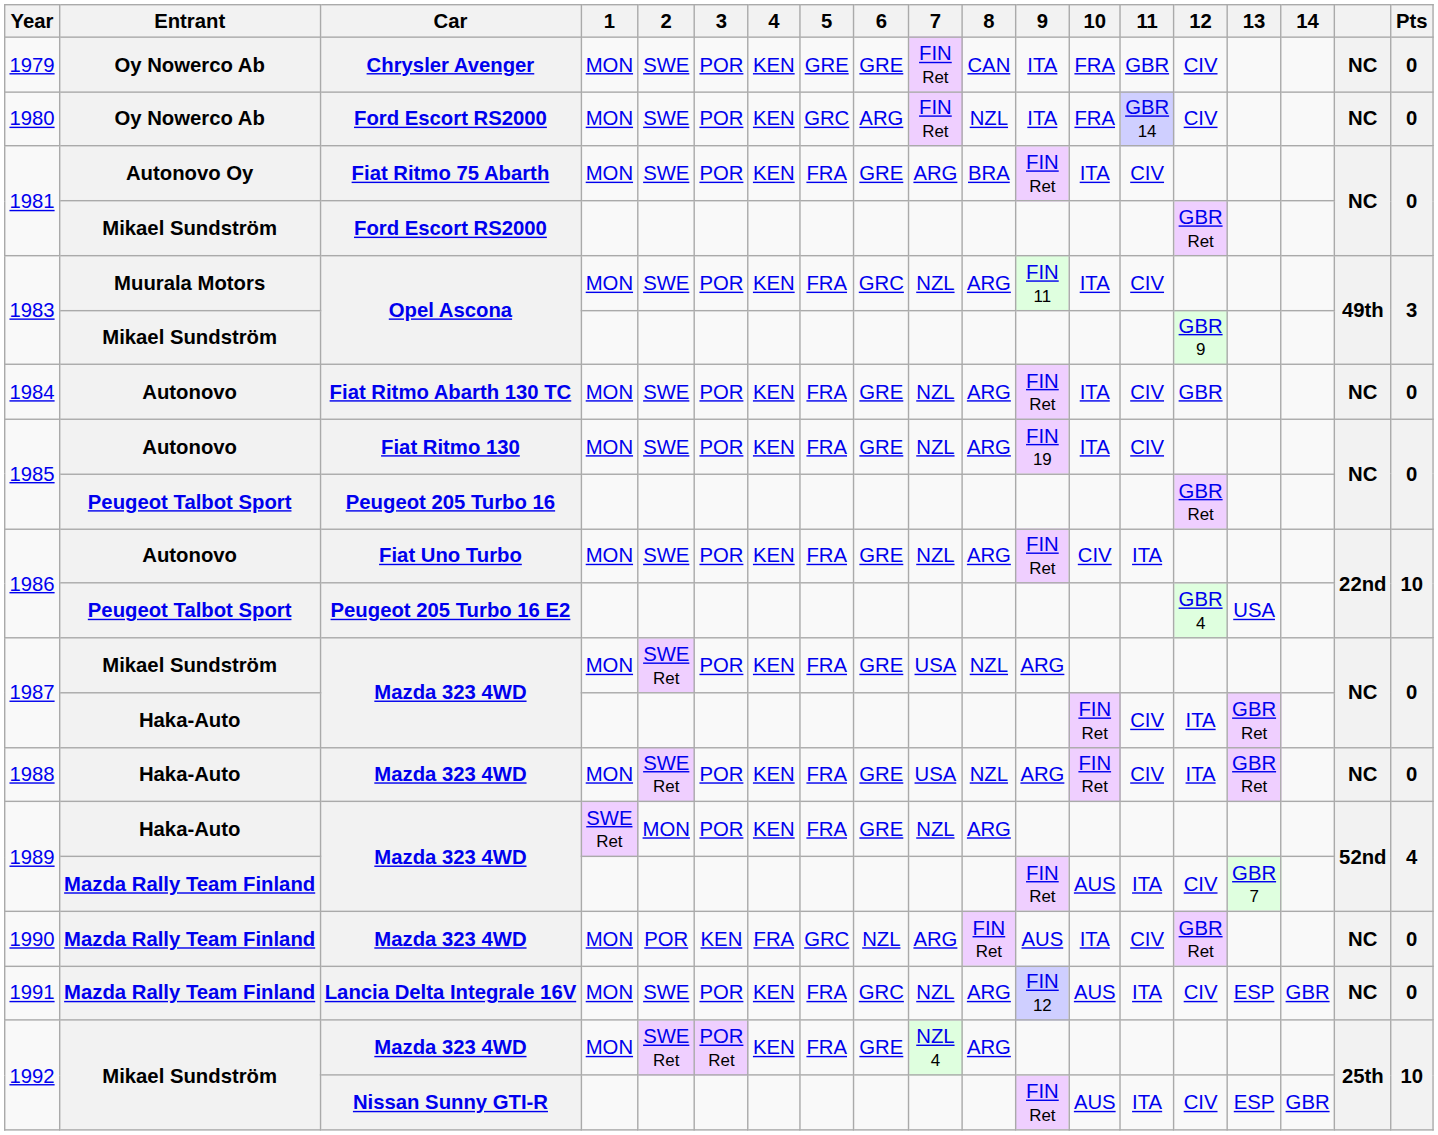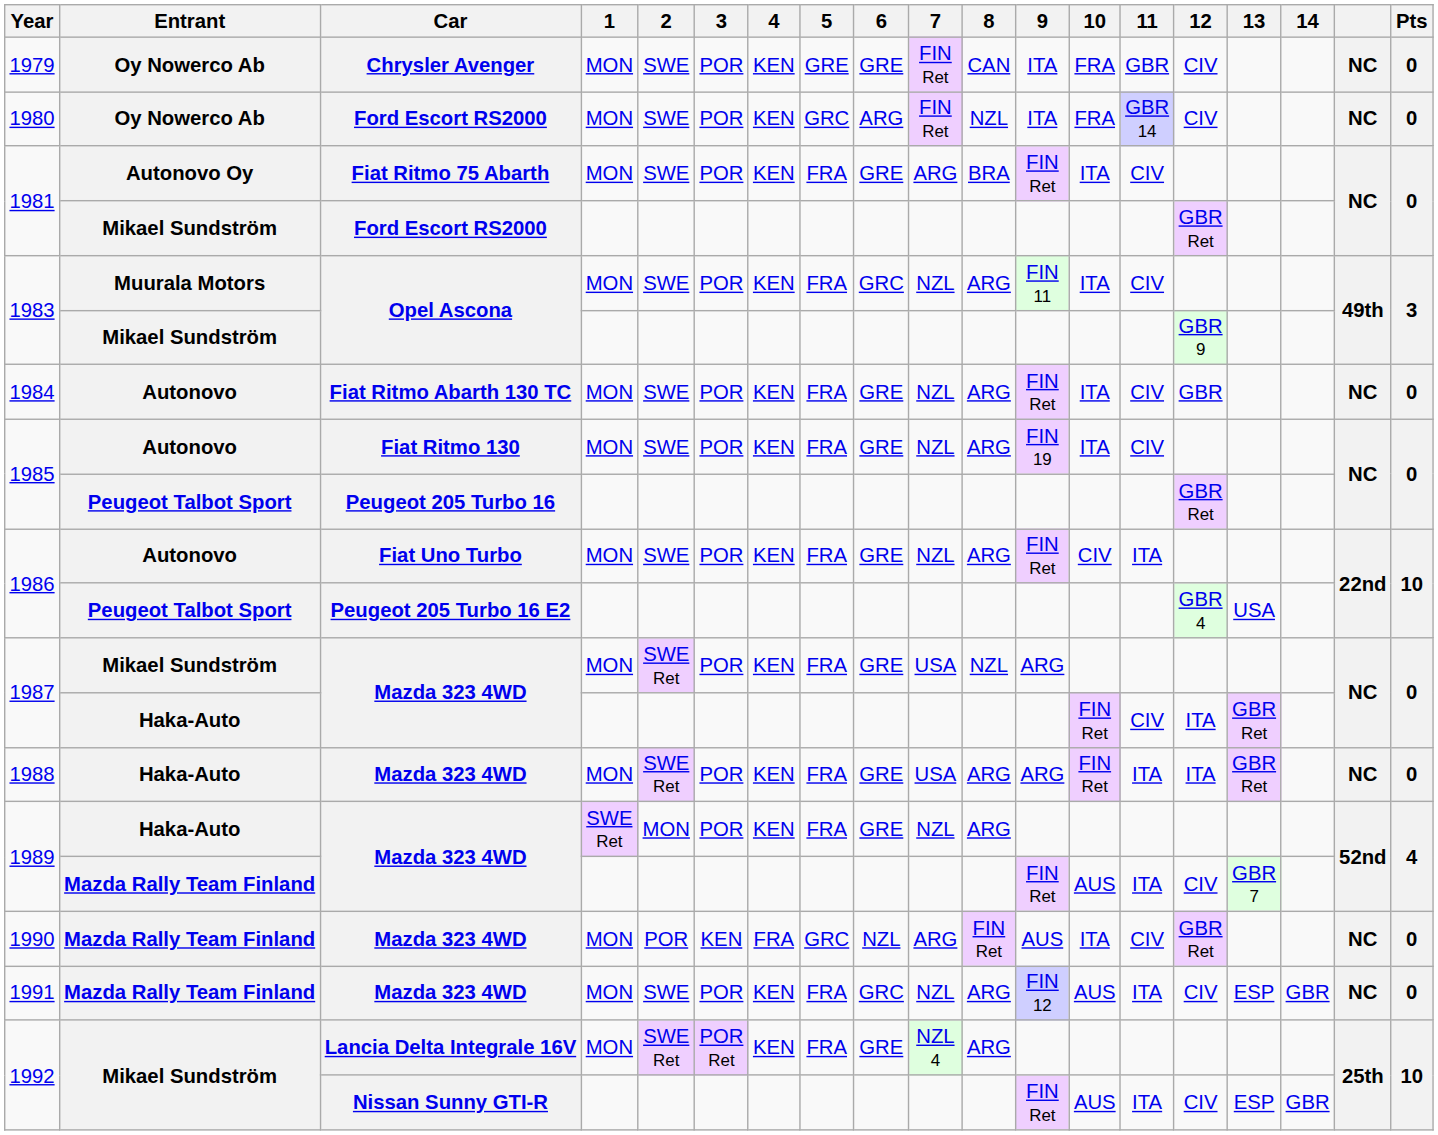(989, 775) NZL -> (989, 775) ARG
(1147, 775) CIV -> (1147, 775) ITA
(450, 993) Lancia Delta Integrale 16V -> (450, 993) Mazda 323 4WD
(450, 1048) Mazda 323 4WD -> (450, 1048) Lancia Delta Integrale 16V
